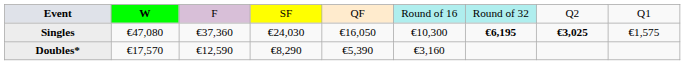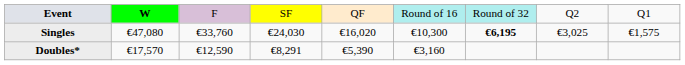(215, 32) €37,360 -> (215, 32) €33,760
(358, 32) €16,050 -> (358, 32) €16,020
(572, 32) bold -> (572, 32) normal
(286, 51) €8,290 -> (286, 51) €8,291
